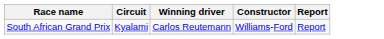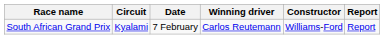+ column: (175, 12)
